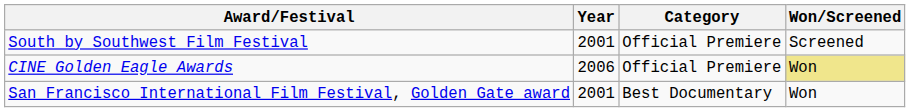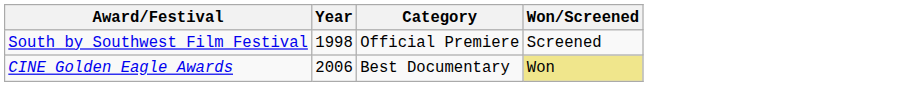(596, 43) 2001 -> (334, 43) 1998
(702, 68) Official Premiere -> (435, 68) Best Documentary
- row: (289, 94)
